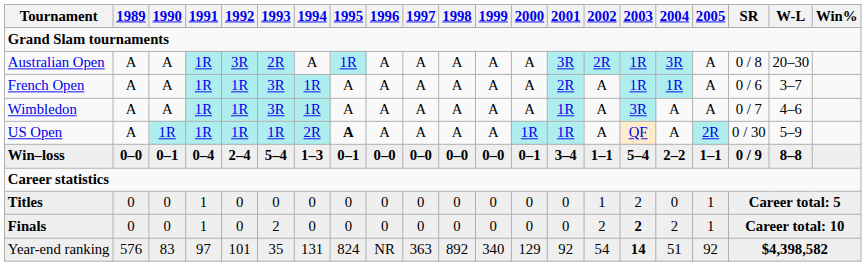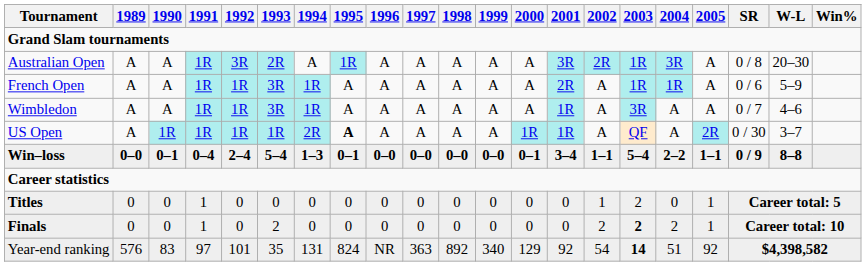(791, 86) 3–7 -> (791, 86) 5–9
(791, 132) 5–9 -> (791, 132) 3–7
